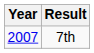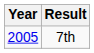(23, 37) 2007 -> (23, 37) 2005
